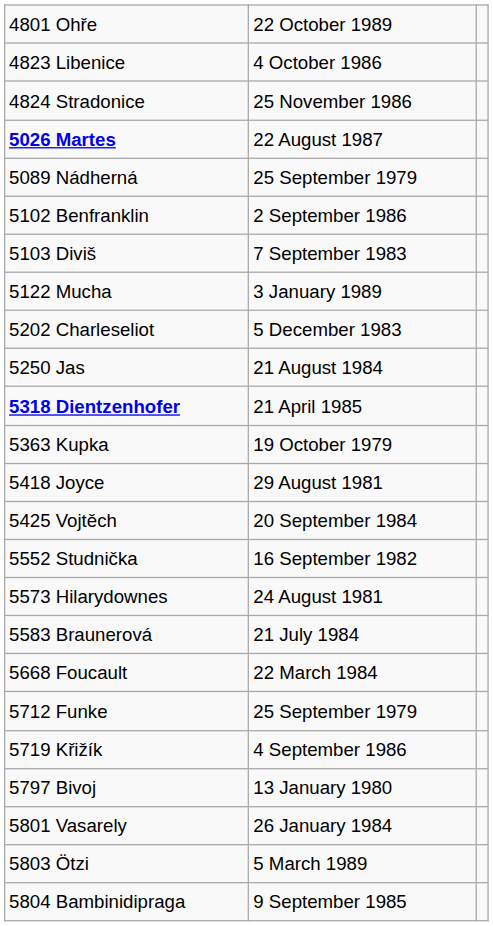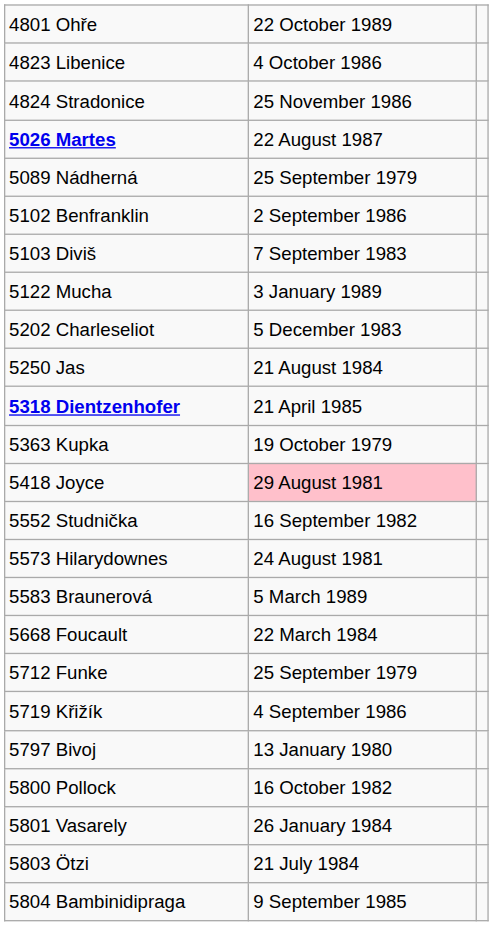(318, 482) no background -> (318, 482) pink background
- row: (63, 520)
(306, 635) 21 July 1984 -> (310, 597) 5 March 1989
+ row: (62, 787)
(310, 864) 5 March 1989 -> (306, 864) 21 July 1984
